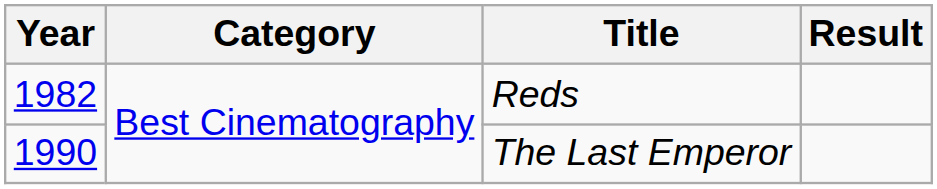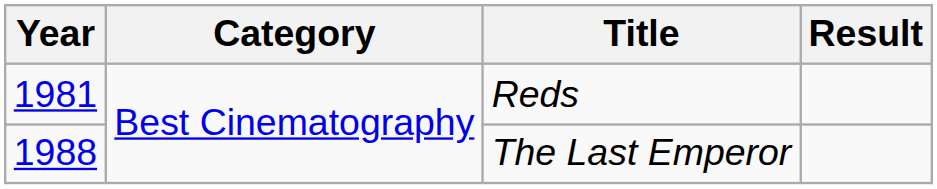(55, 93) 1982 -> (55, 93) 1981
(55, 152) 1990 -> (55, 152) 1988
